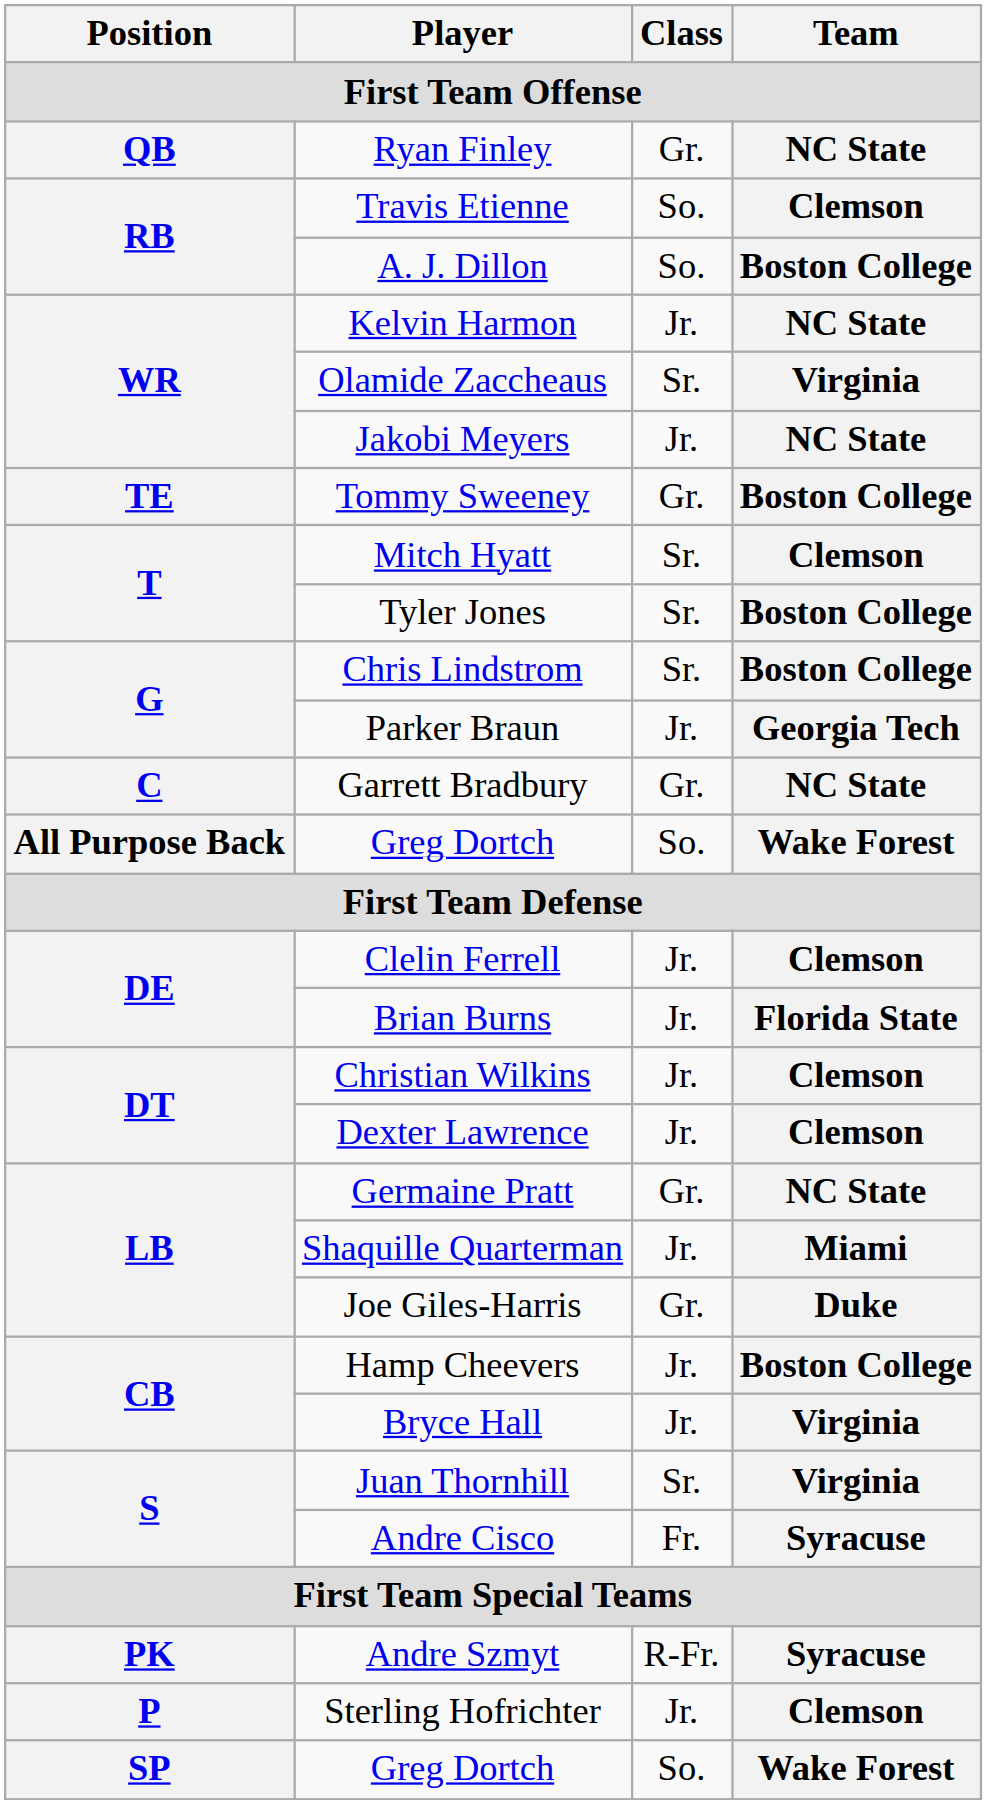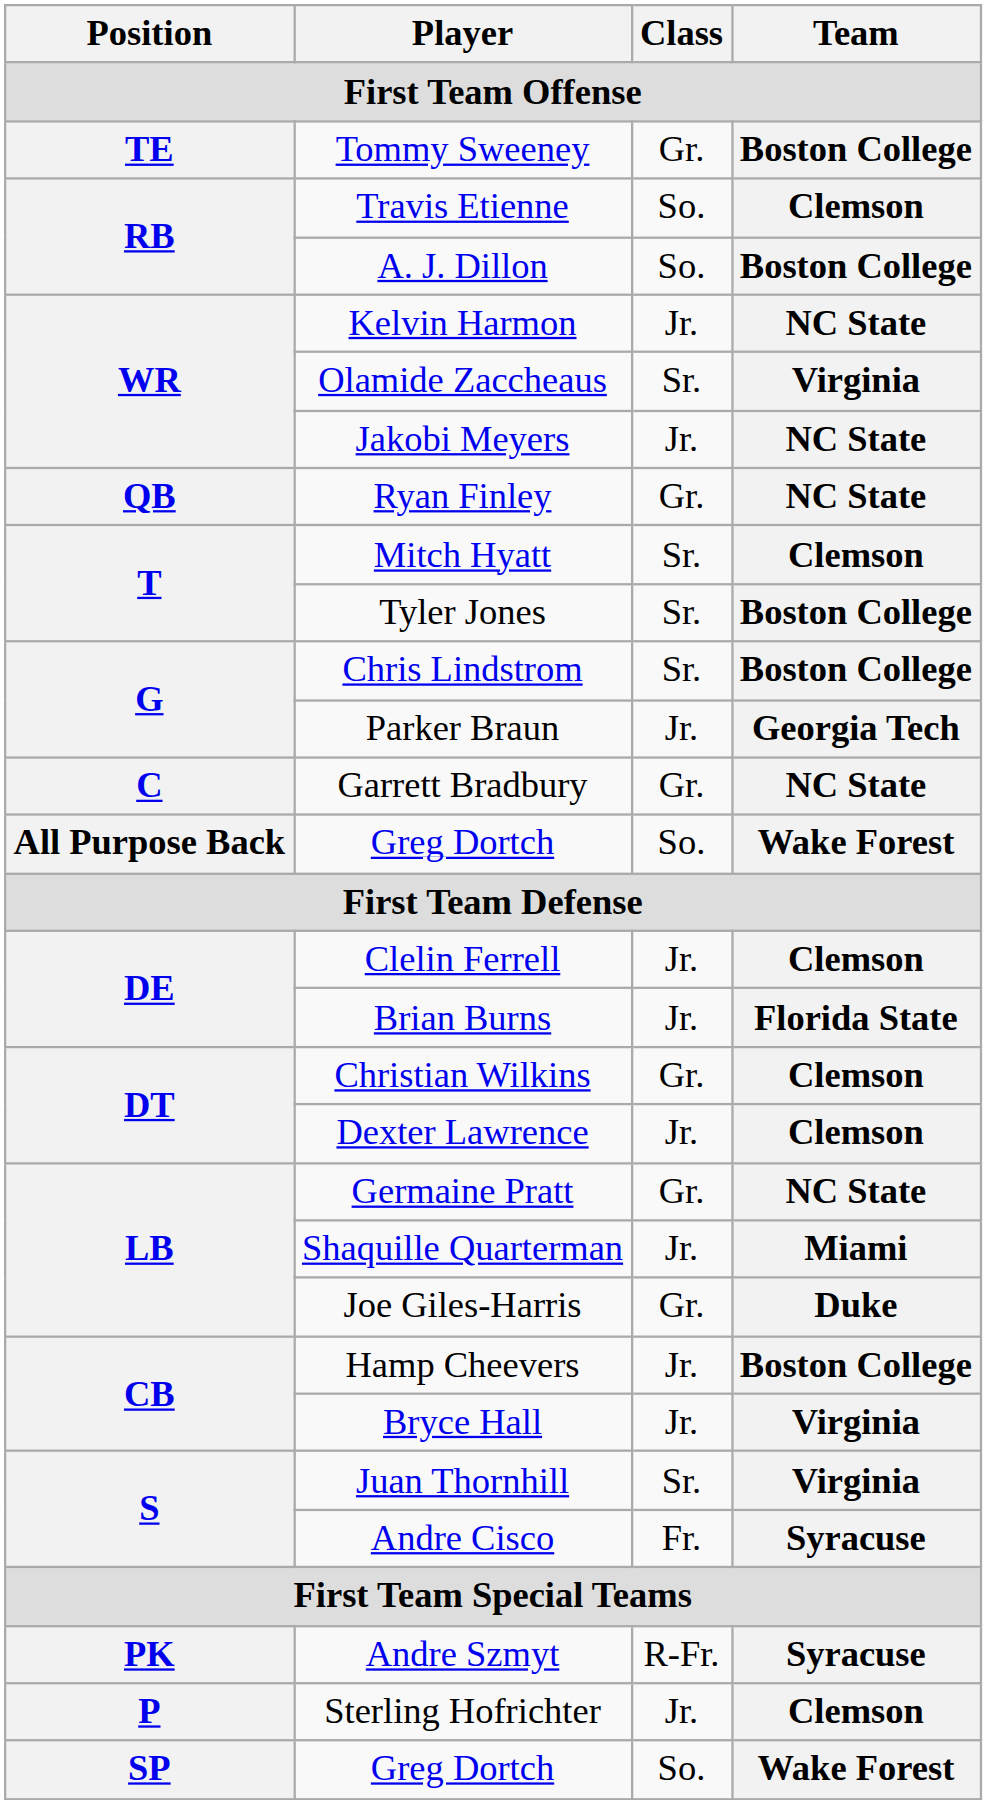rows swapped: (149, 149) <-> (149, 496)
(681, 1074) Jr. -> (681, 1074) Gr.
